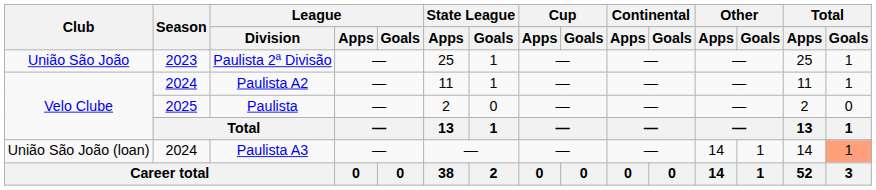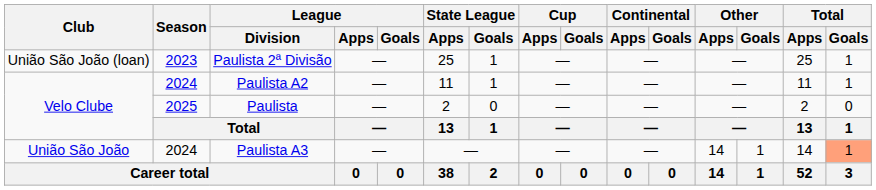(79, 60) União São João -> (79, 60) União São João (loan)
(79, 151) União São João (loan) -> (79, 151) União São João
